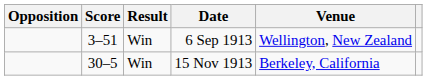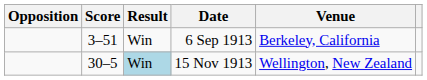(336, 39) Wellington, New Zealand -> (319, 39) Berkeley, California
(140, 63) no background -> (140, 63) lightblue background
(319, 63) Berkeley, California -> (336, 63) Wellington, New Zealand
